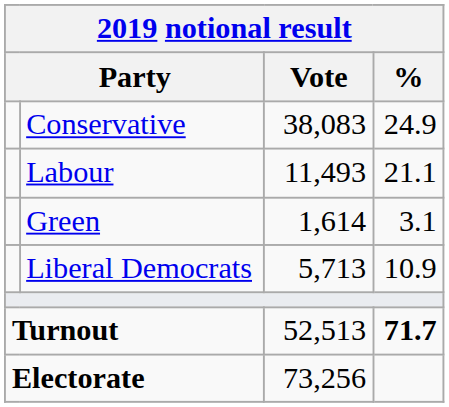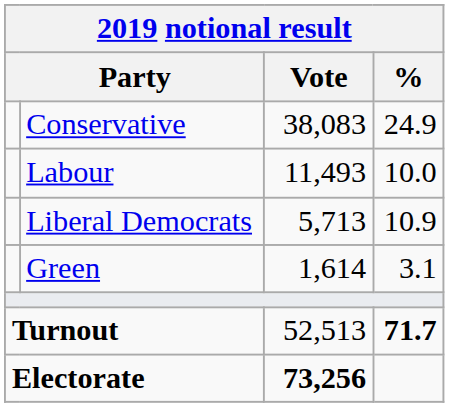(410, 172) 21.1 -> (410, 172) 10.0
rows swapped: (139, 268) <-> (63, 220)
(324, 378) normal -> (324, 378) bold
